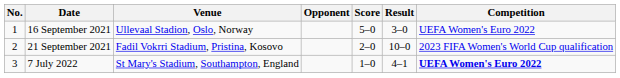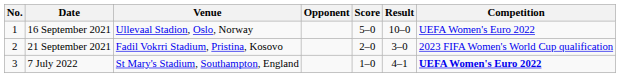(400, 30) 3–0 -> (400, 30) 10–0
(400, 47) 10–0 -> (400, 47) 3–0
